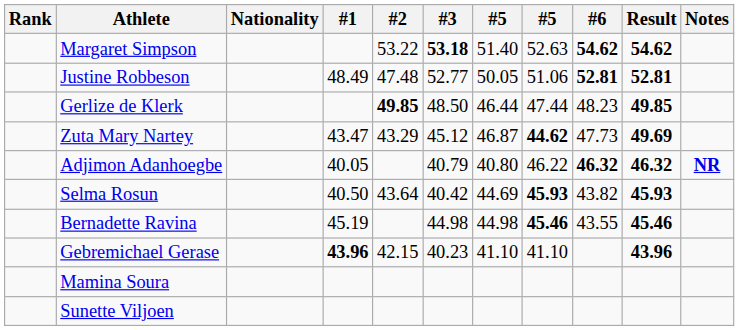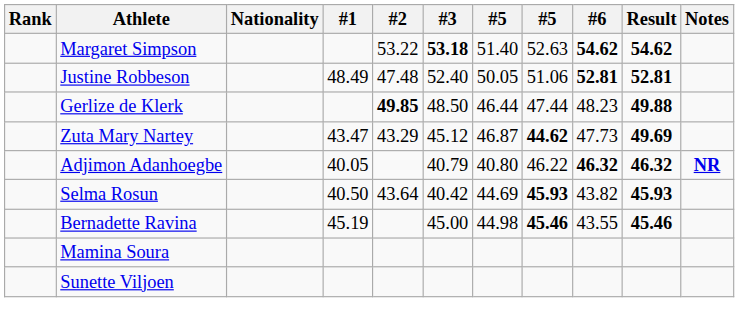(448, 77) 52.77 -> (448, 77) 52.40
(651, 106) 49.85 -> (651, 106) 49.88
(448, 223) 44.98 -> (448, 223) 45.00
- row: (140, 252)
